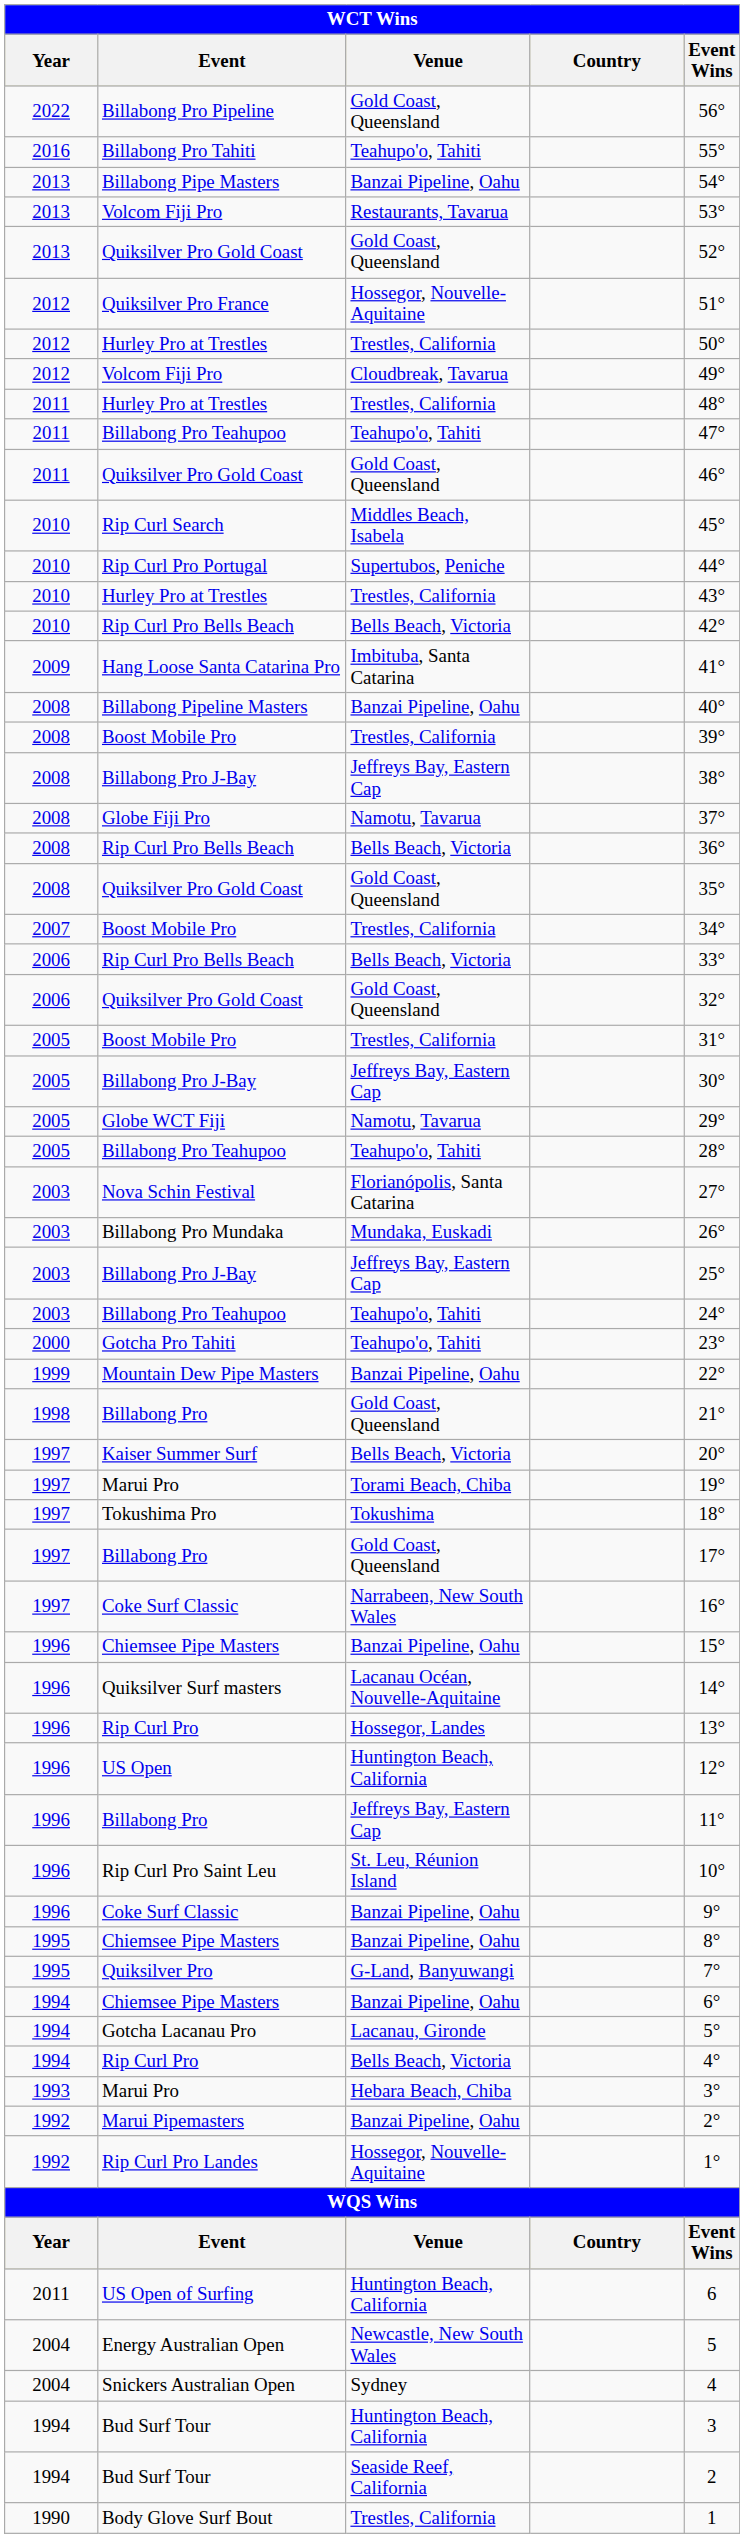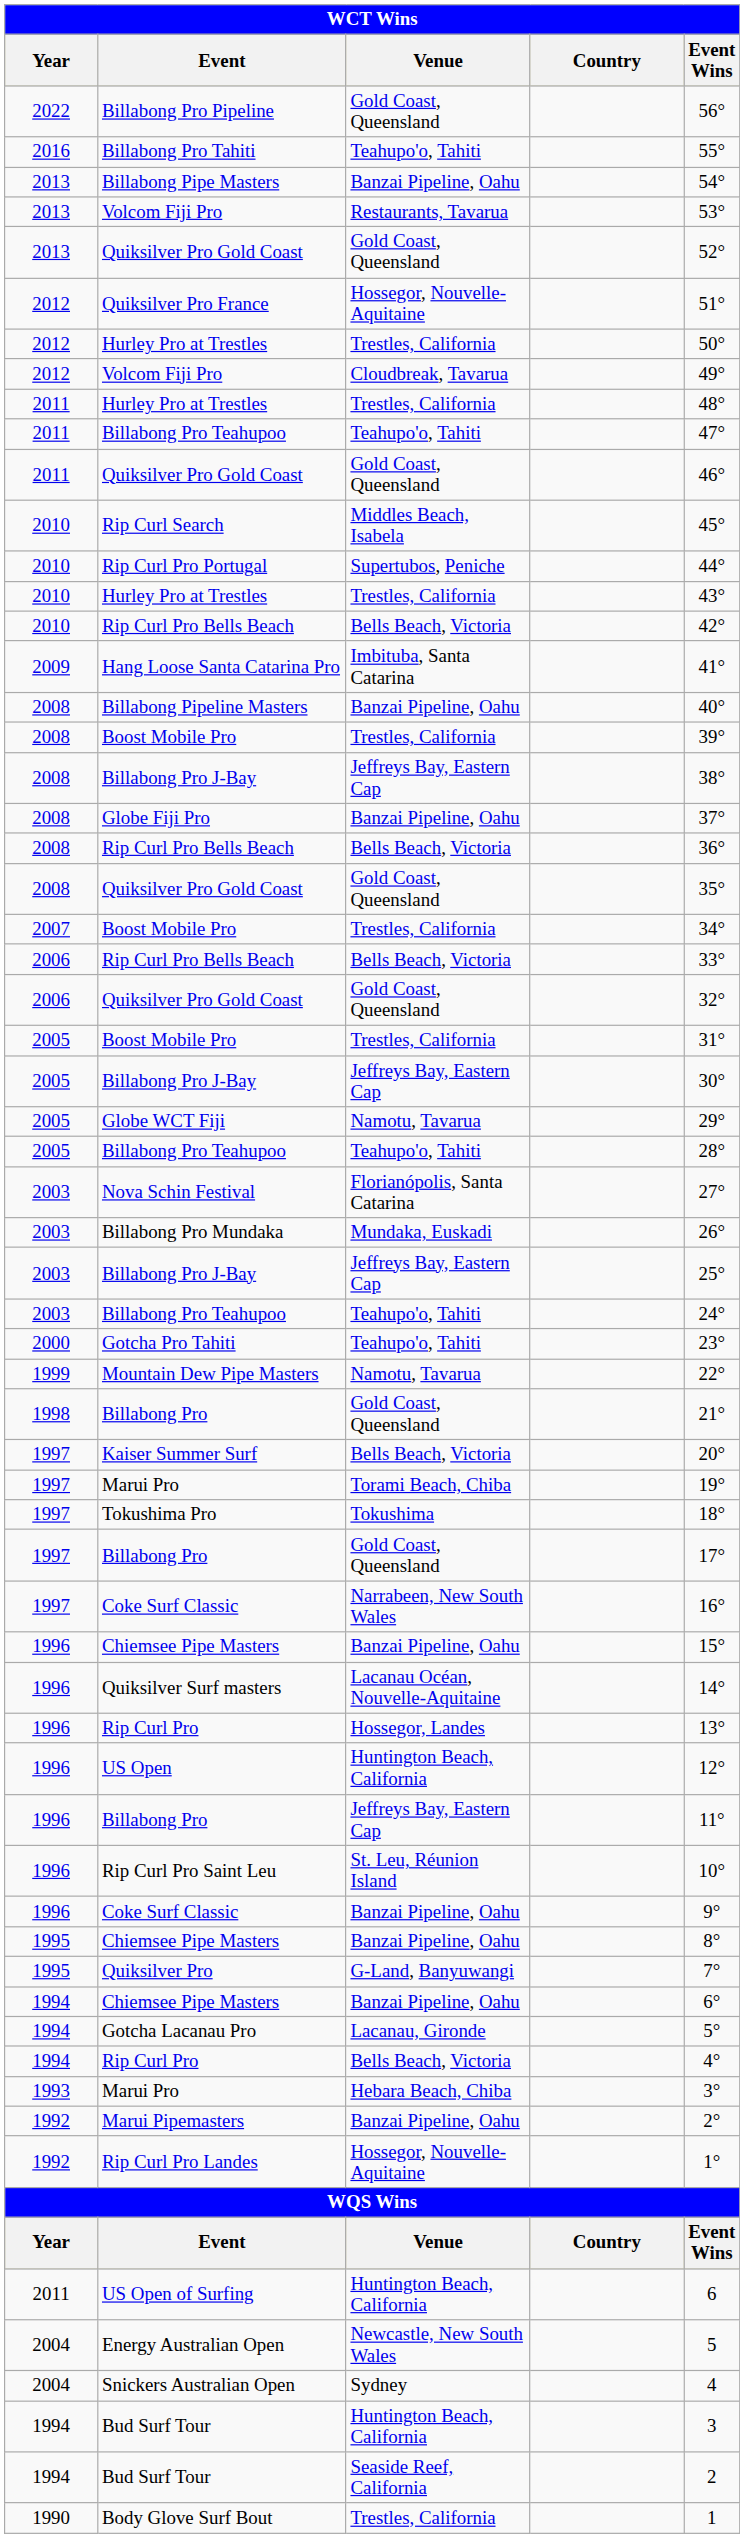(416, 818) Namotu, Tavarua -> (435, 818) Banzai Pipeline, Oahu
(435, 1373) Banzai Pipeline, Oahu -> (416, 1373) Namotu, Tavarua
